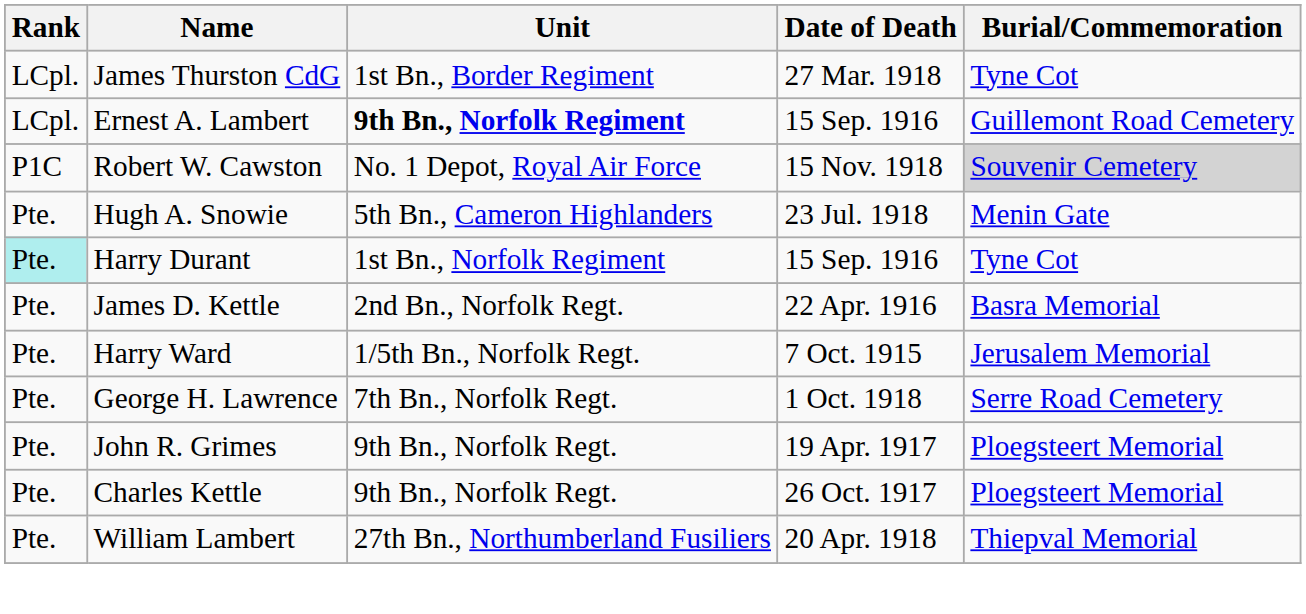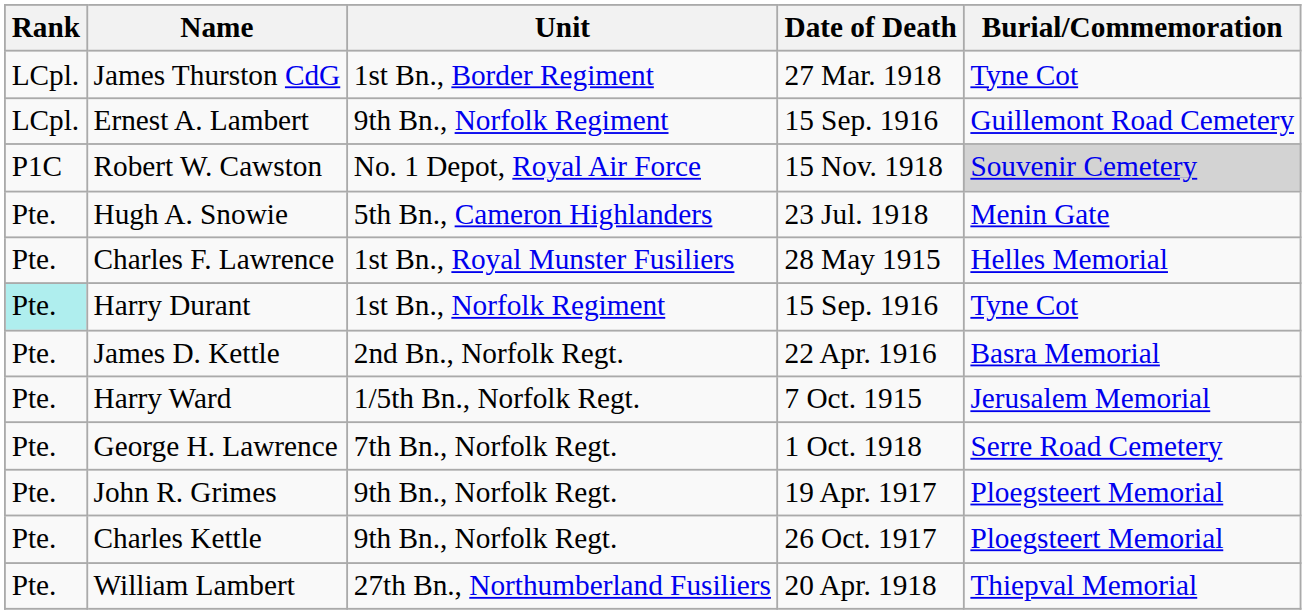(519, 120) bold -> (511, 120) normal
+ row: (214, 259)
